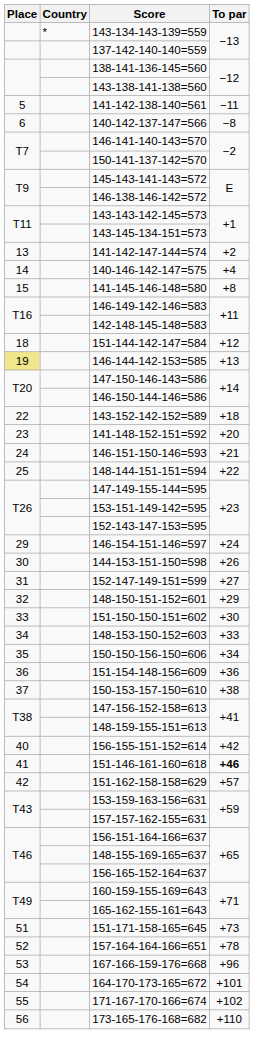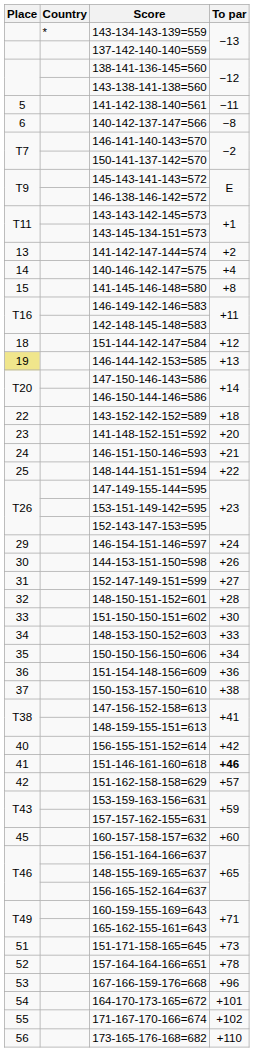(229, 599) +29 -> (229, 599) +28
+ row: (150, 837)
